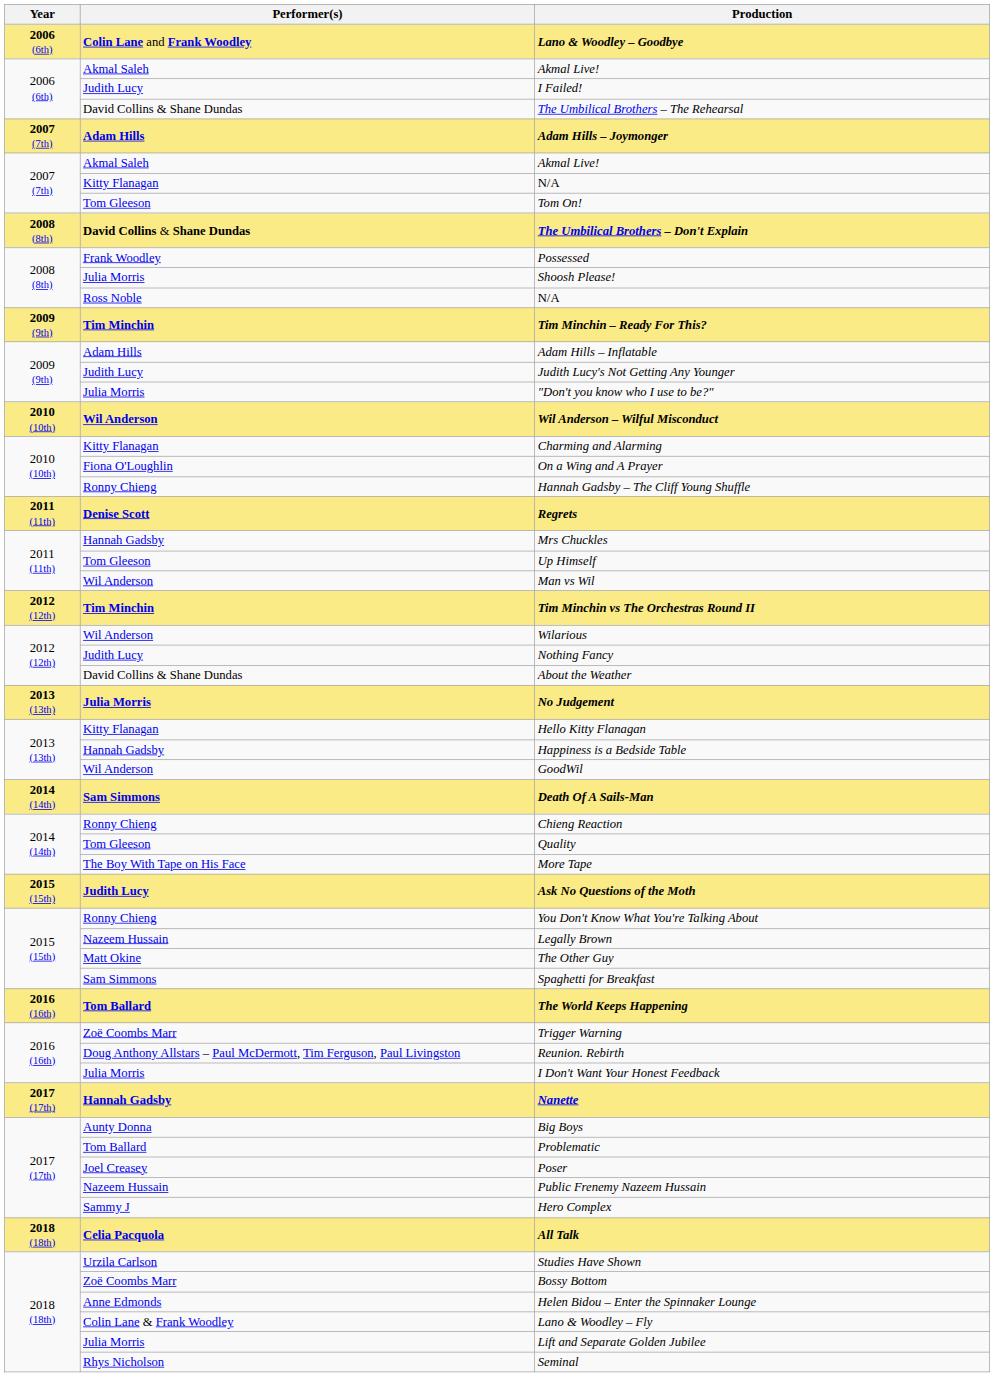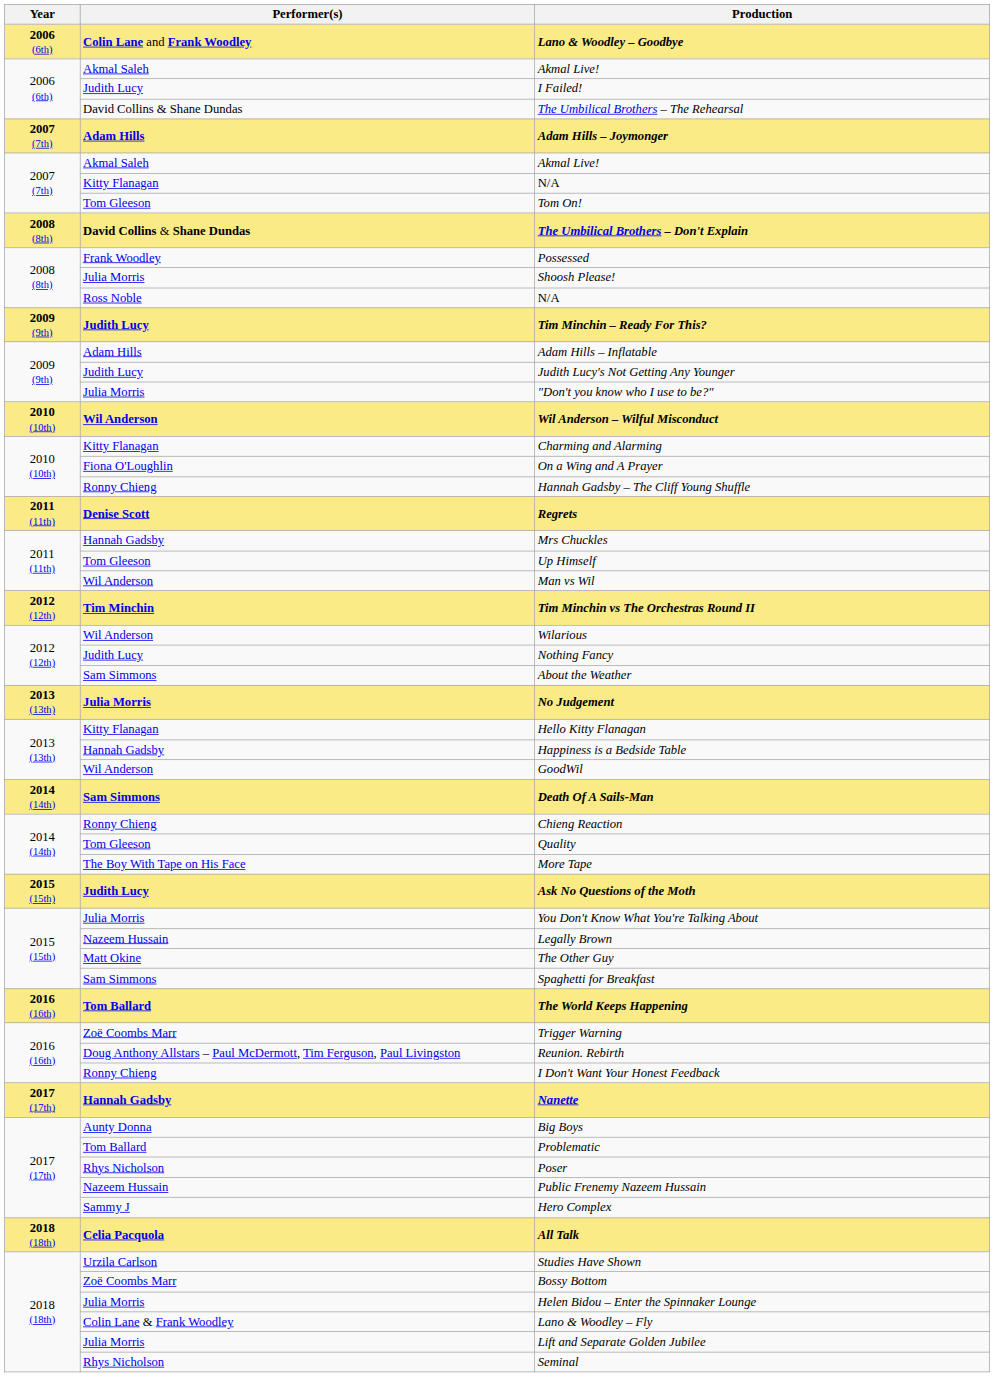(119, 324) Tim Minchin -> (116, 324) Judith Lucy
(163, 675) David Collins & Shane Dundas -> (120, 675) Sam Simmons
(120, 918) Ronny Chieng -> (114, 918) Julia Morris
(114, 1073) Julia Morris -> (120, 1073) Ronny Chieng
(115, 1167) Joel Creasey -> (124, 1167) Rhys Nicholson
(122, 1301) Anne Edmonds -> (114, 1301) Julia Morris
